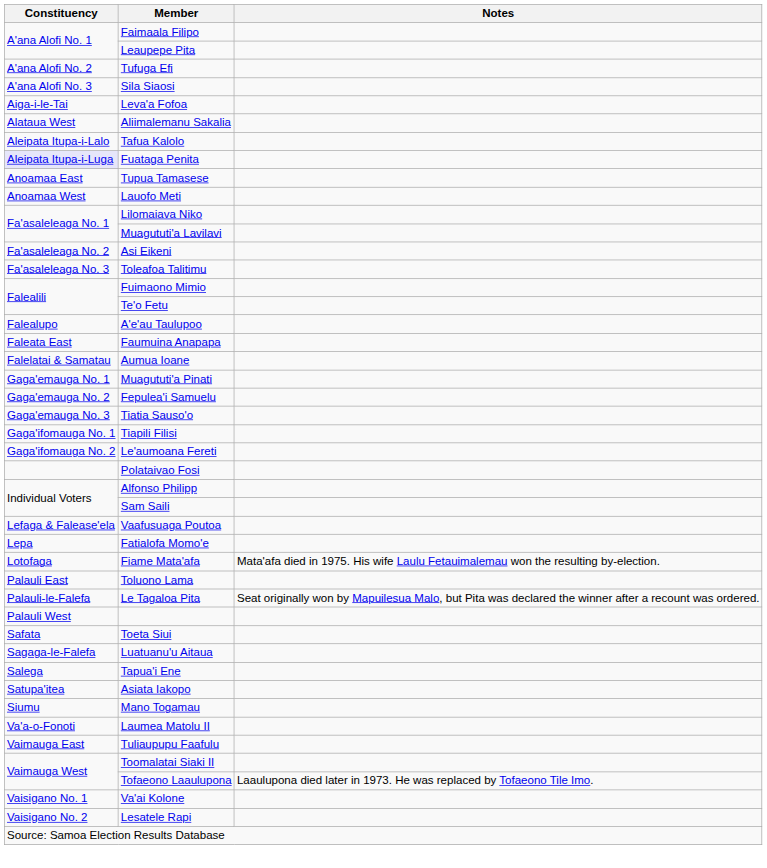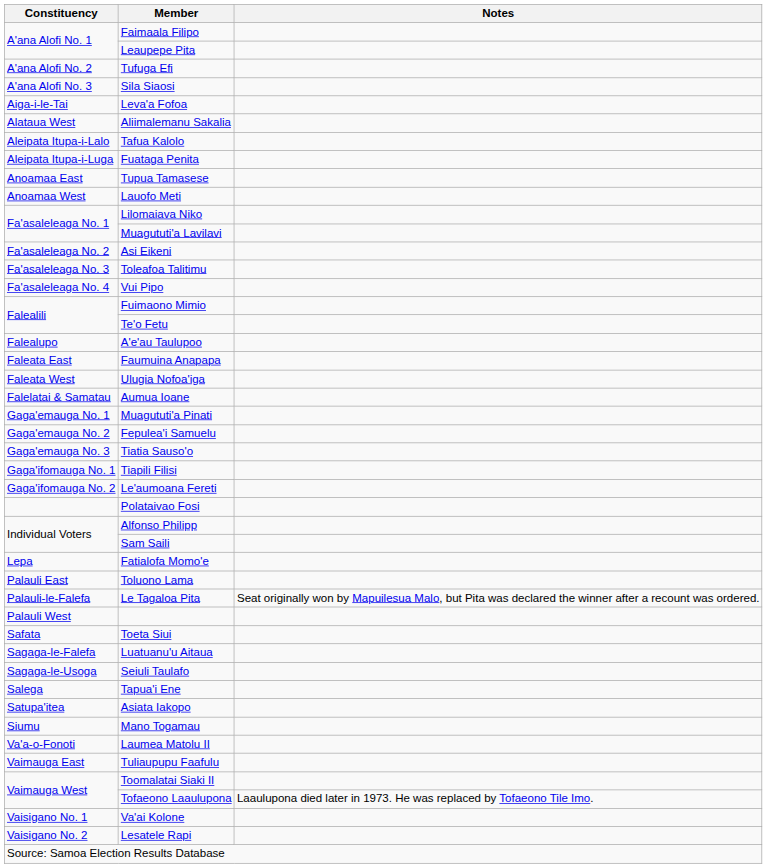(60, 159) lavender background -> (60, 159) no background
+ row: (142, 287)
+ row: (163, 379)
- row: (171, 525)
- row: (160, 561)
+ row: (155, 671)
